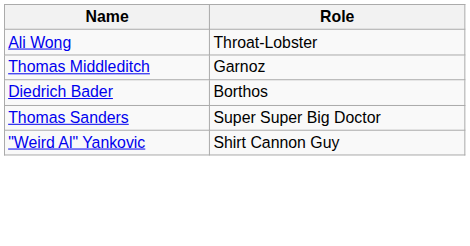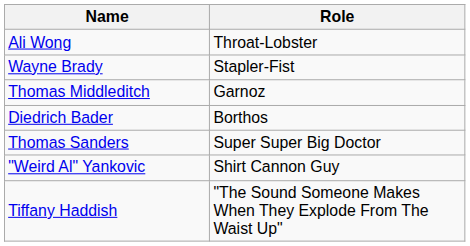+ row: (55, 67)
+ row: (63, 210)
